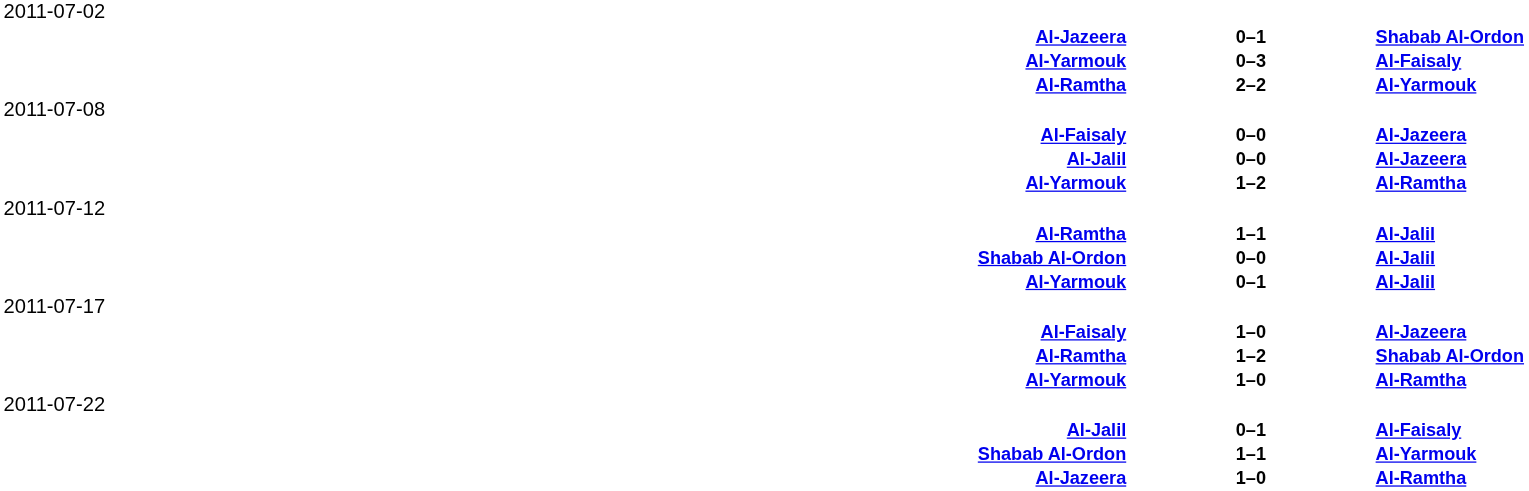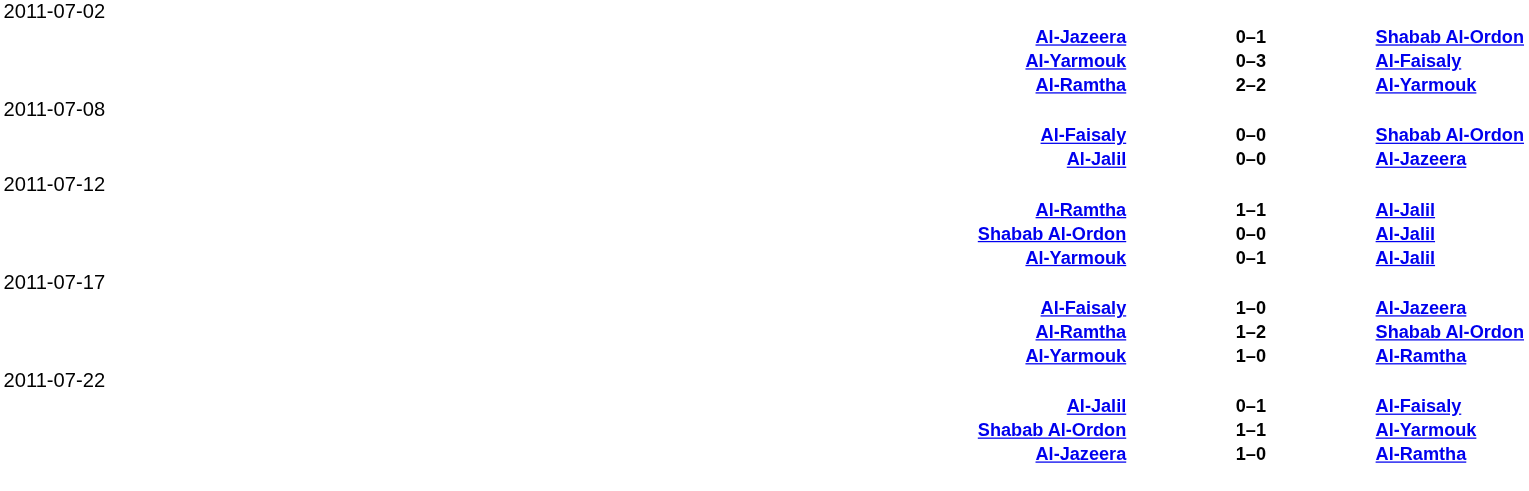(1421, 135) Al-Jazeera -> (1450, 135) Shabab Al-Ordon
- row: (1076, 183)
